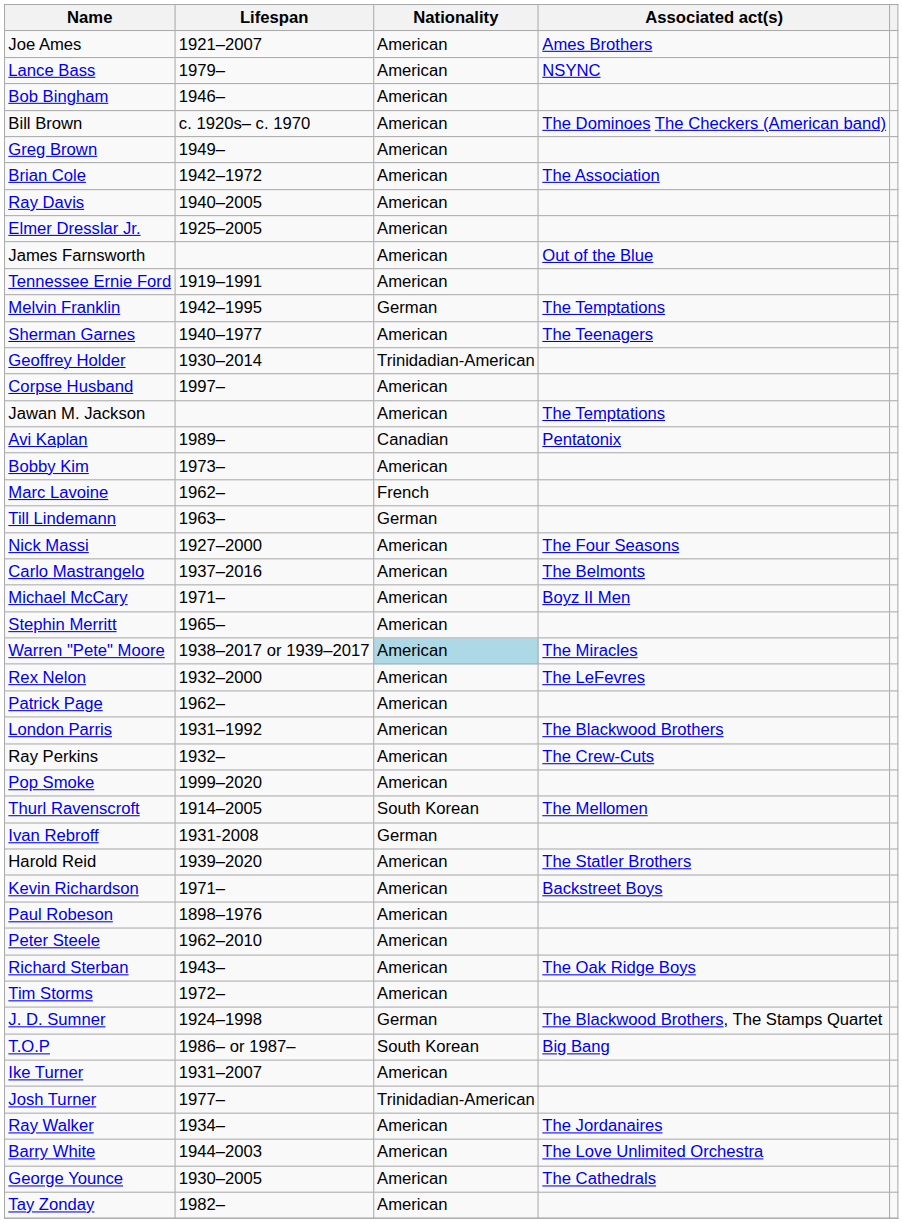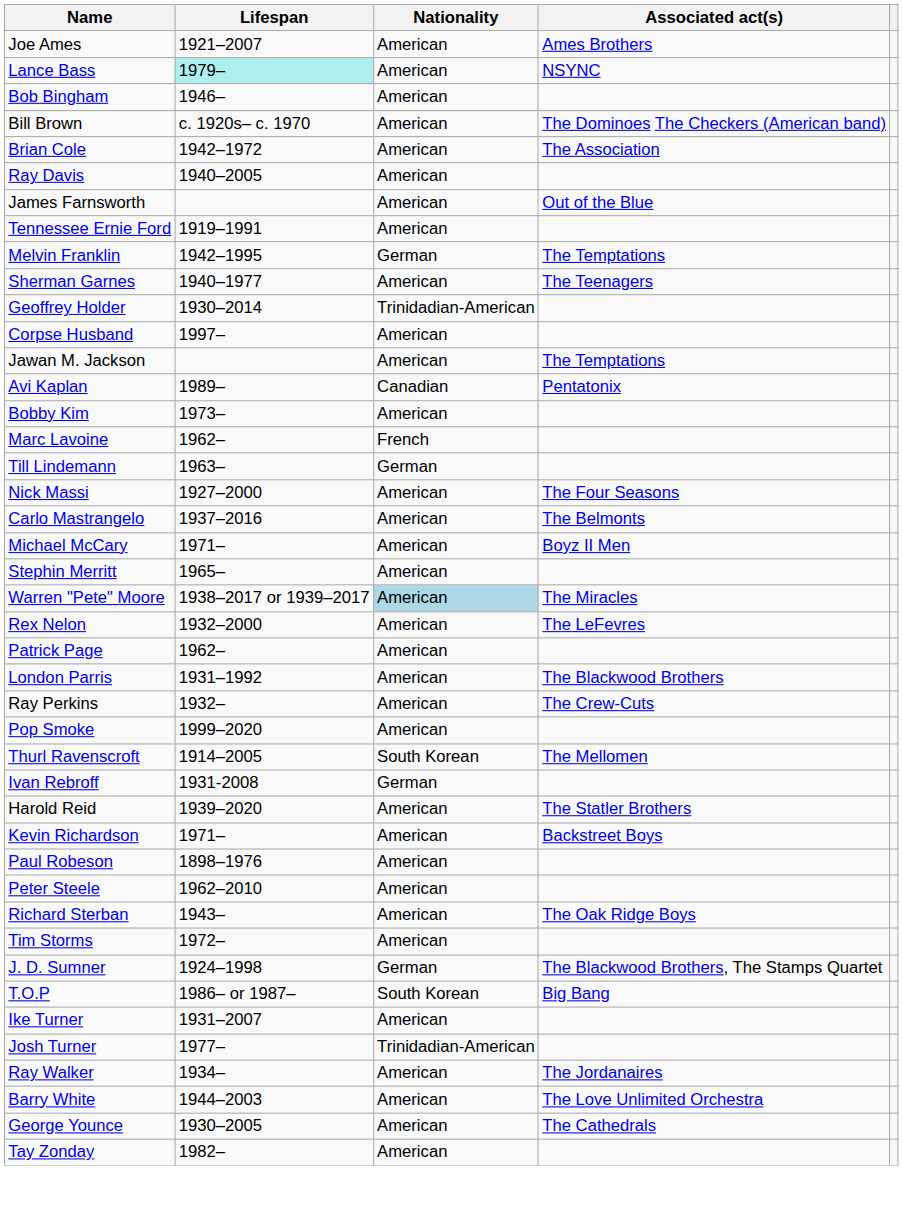(202, 70) no background -> (202, 70) paleturquoise background
- row: (53, 149)
- row: (74, 228)
